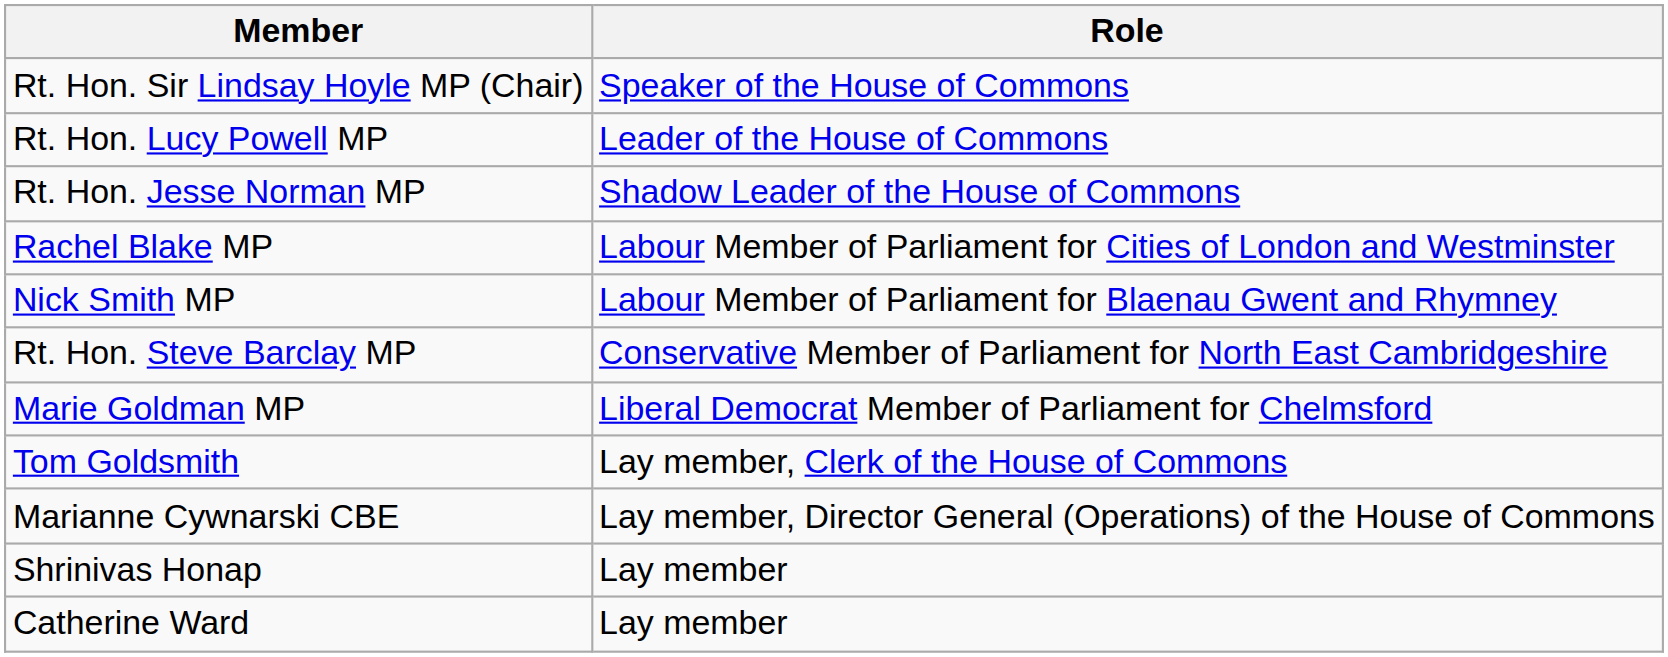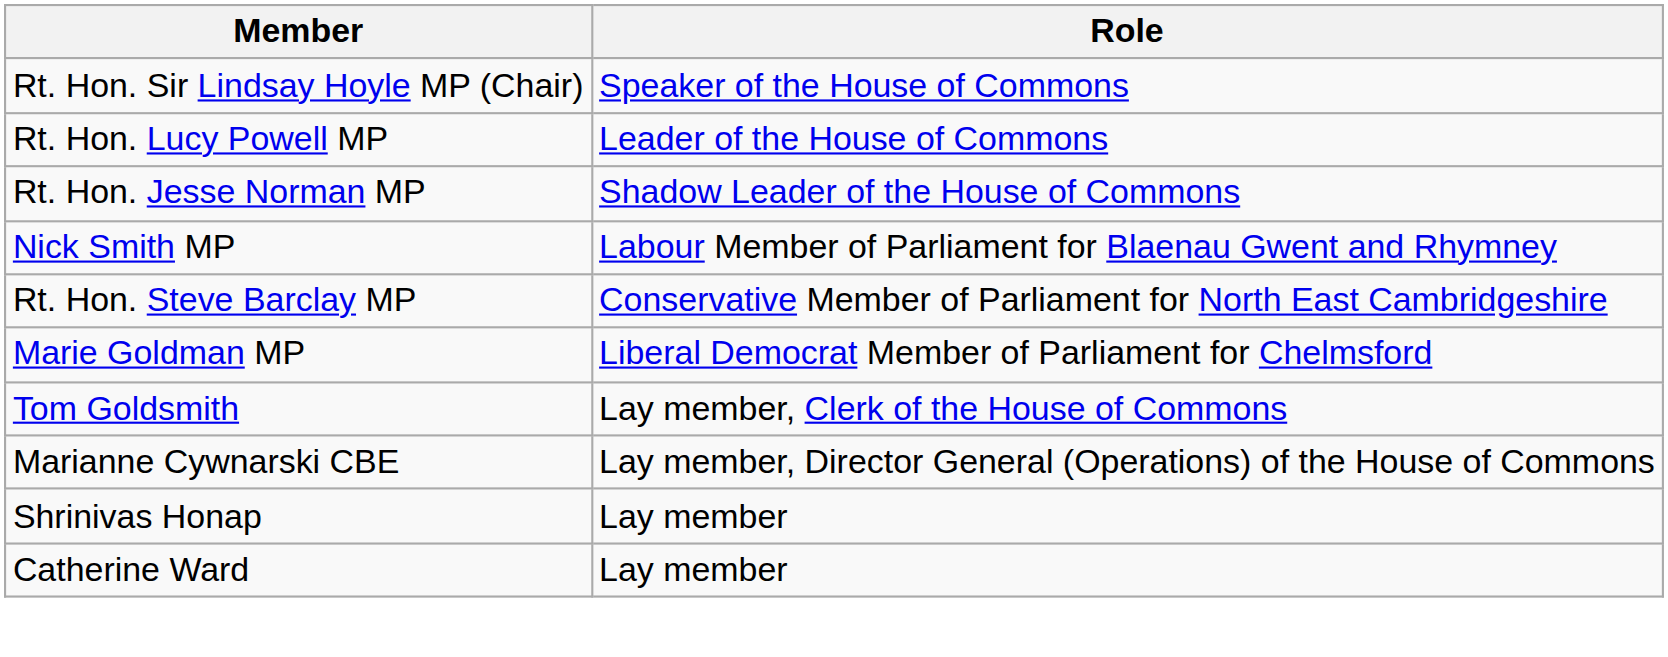- row: (143, 246)
